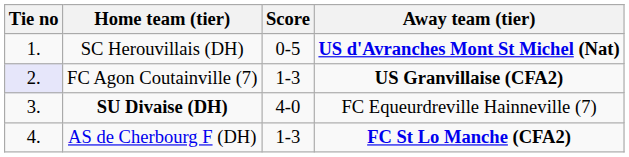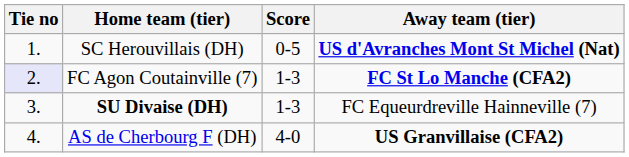(469, 78) US Granvillaise (CFA2) -> (469, 78) FC St Lo Manche (CFA2)
(288, 107) 4-0 -> (288, 107) 1-3
(288, 136) 1-3 -> (288, 136) 4-0
(469, 136) FC St Lo Manche (CFA2) -> (469, 136) US Granvillaise (CFA2)
